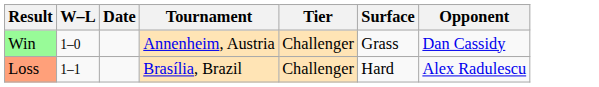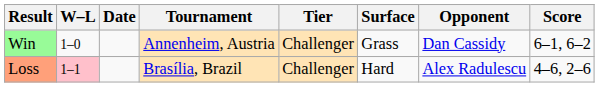+ column: (562, 17)
(70, 70) no background -> (70, 70) pink background
